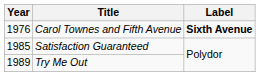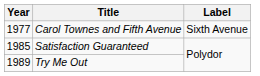(19, 29) 1976 -> (19, 29) 1977
(219, 29) bold -> (217, 29) normal
